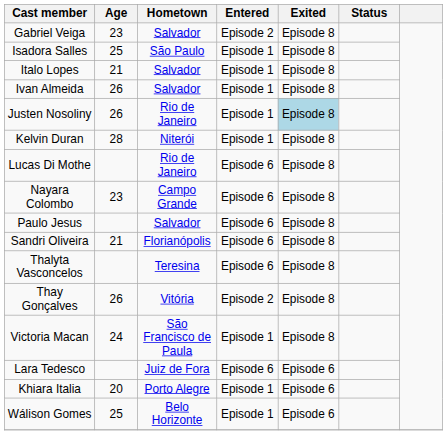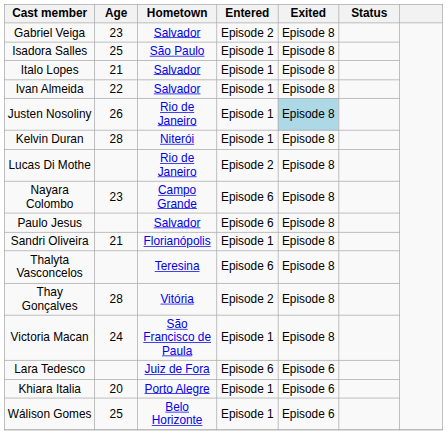(116, 88) 26 -> (116, 88) 22
(247, 165) Episode 6 -> (247, 165) Episode 2
(247, 241) Episode 6 -> (247, 241) Episode 1
(116, 299) 26 -> (116, 299) 28
